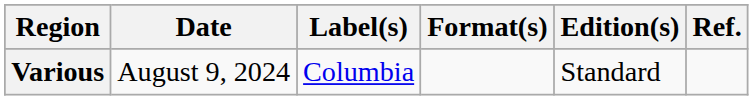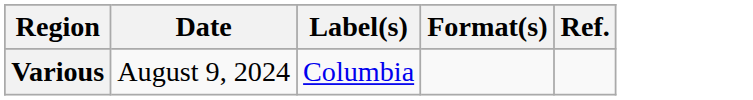- column: (620, 26)
